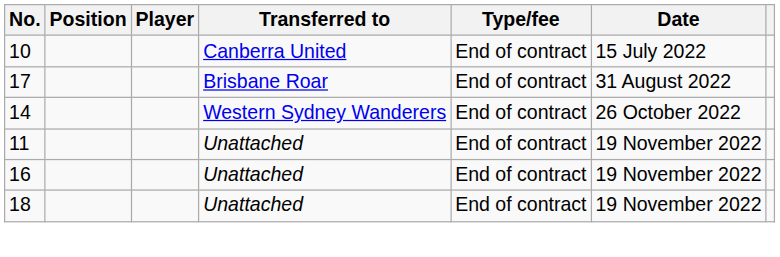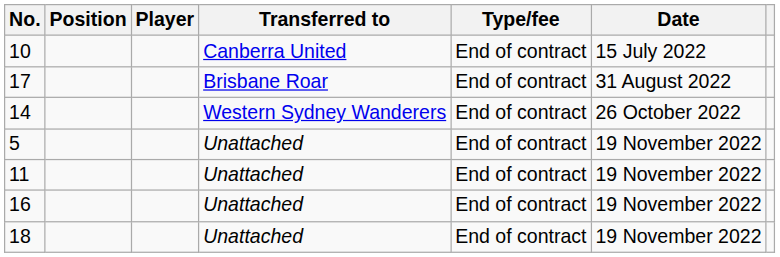+ row: (15, 143)
